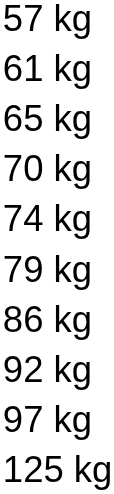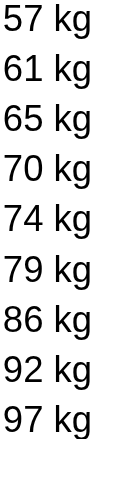- row: (58, 470)
